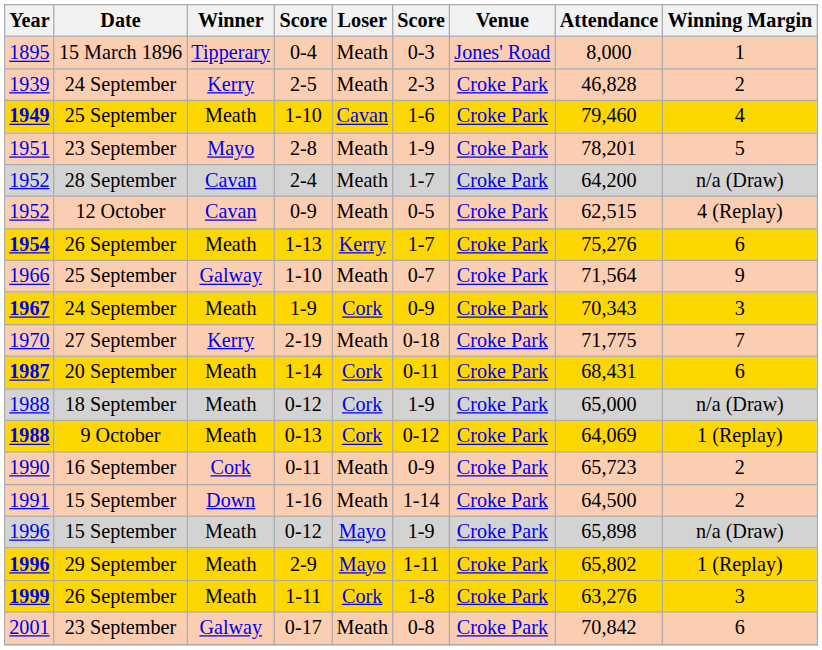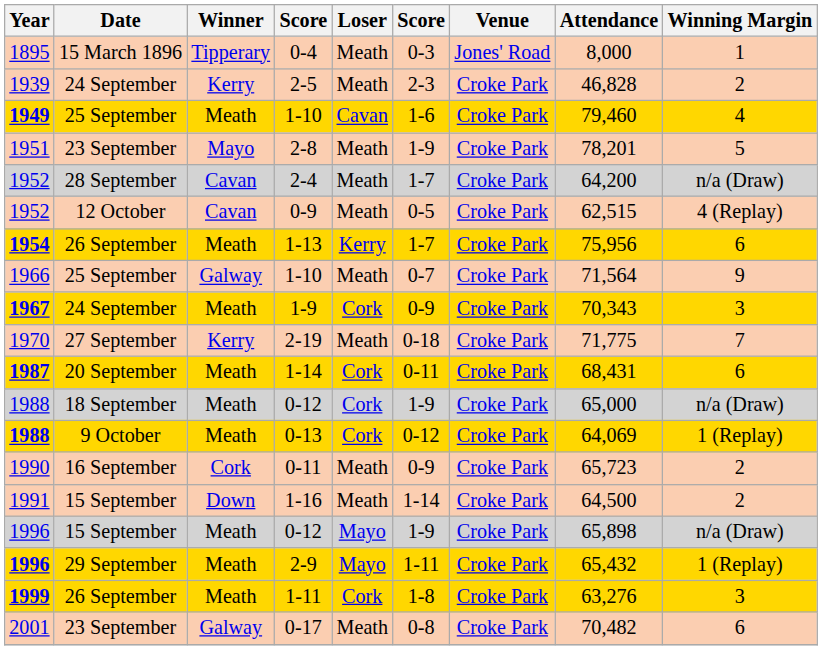(609, 244) 75,276 -> (609, 244) 75,956
(609, 564) 65,802 -> (609, 564) 65,432
(609, 627) 70,842 -> (609, 627) 70,482
